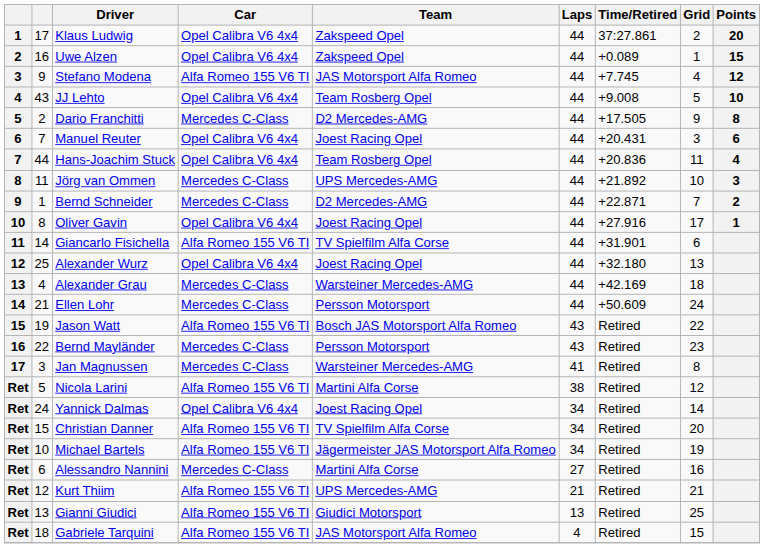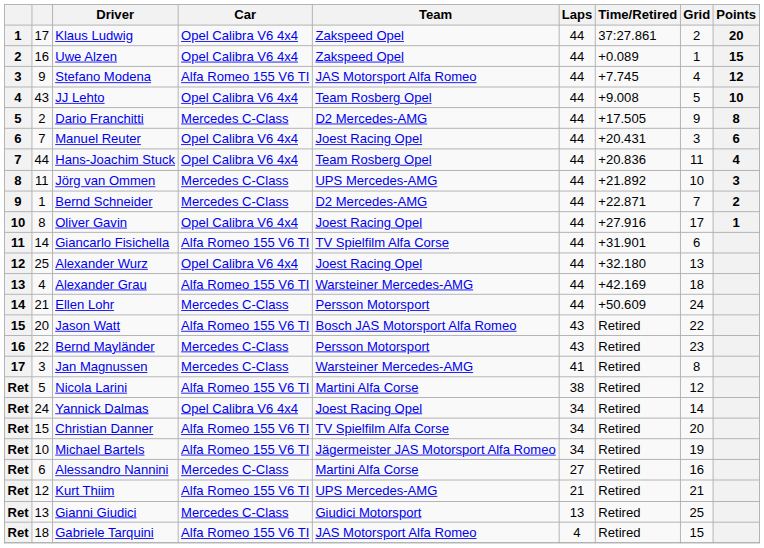(235, 284) Mercedes C-Class -> (245, 284) Alfa Romeo 155 V6 TI
(42, 325) 19 -> (42, 325) 20
(245, 512) Alfa Romeo 155 V6 TI -> (235, 512) Mercedes C-Class
